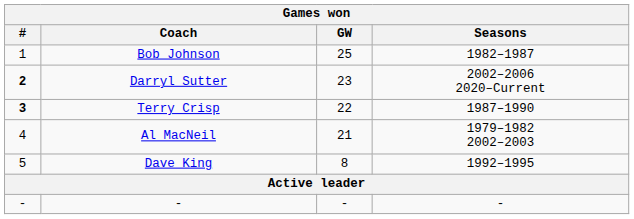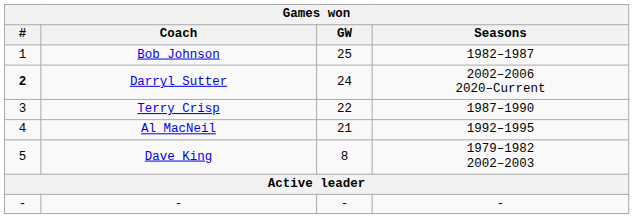(345, 82) 23 -> (345, 82) 24
(23, 110) bold -> (23, 110) normal
(501, 137) 1979–1982 2002–2003 -> (501, 130) 1992–1995
(501, 164) 1992–1995 -> (501, 157) 1979–1982 2002–2003
